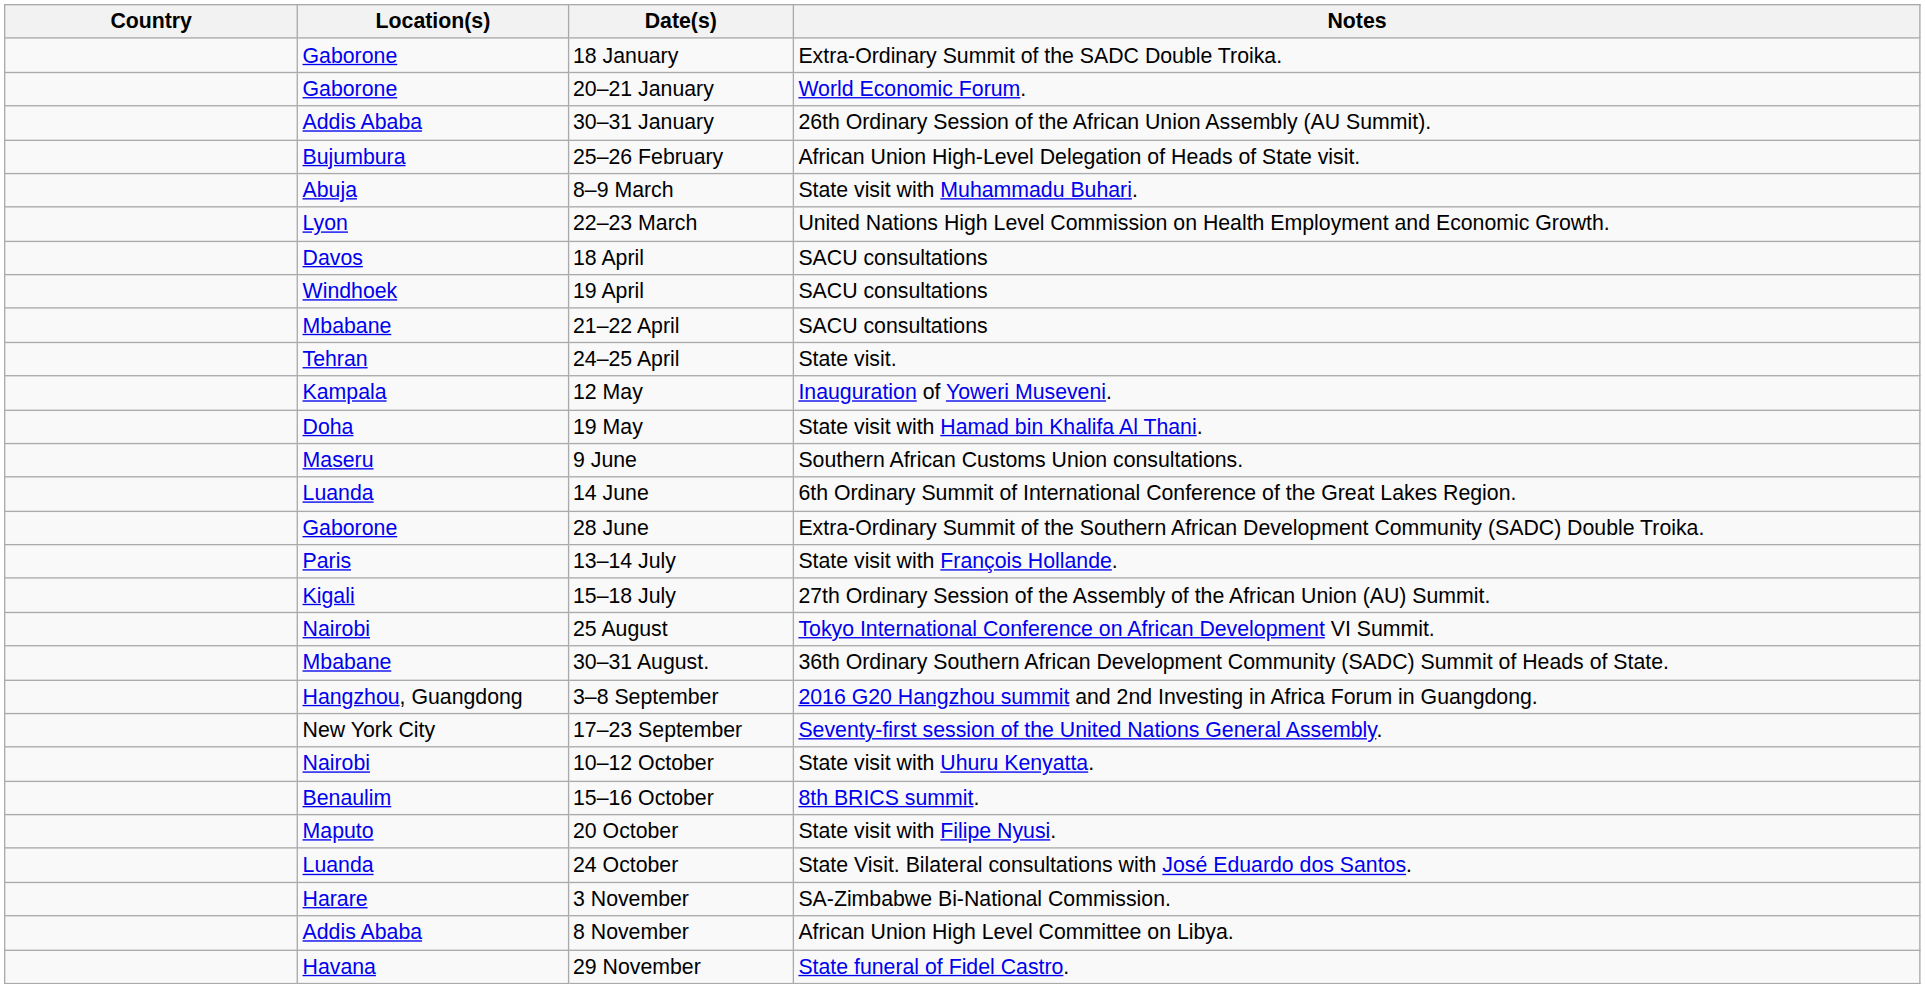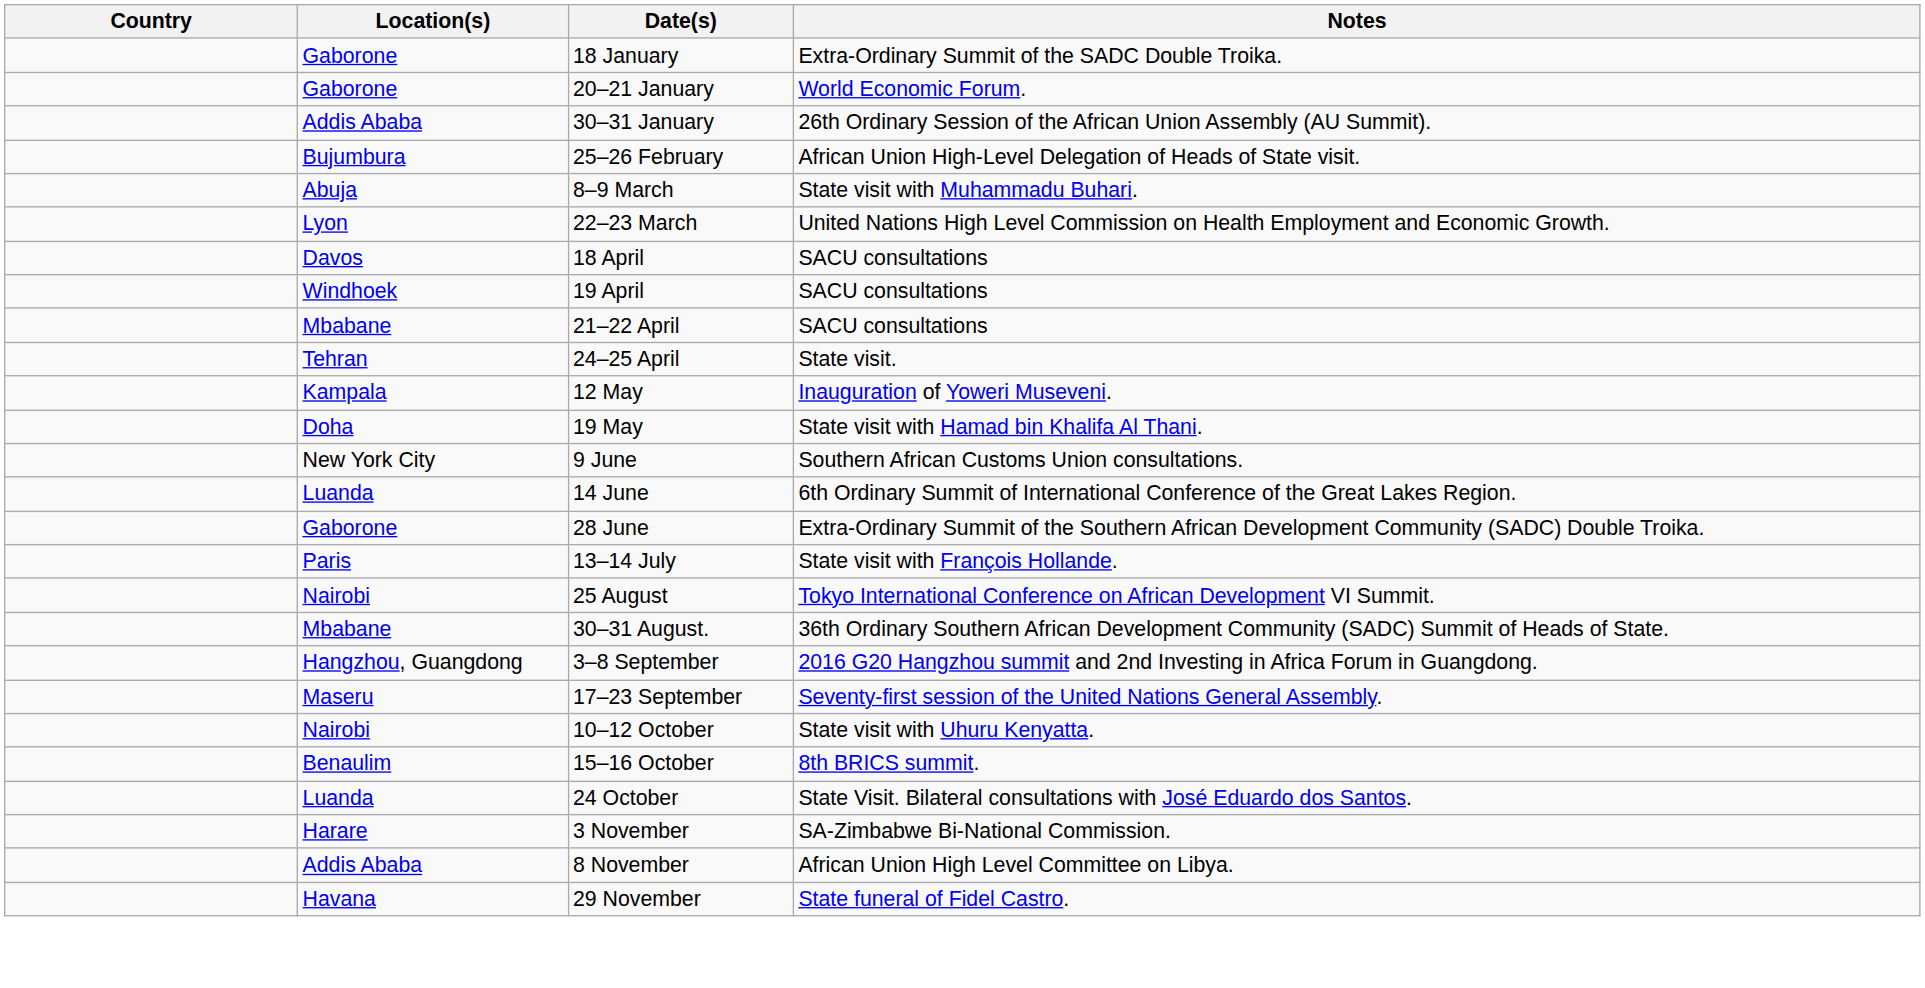(338, 460) Maseru -> (369, 460) New York City
- row: (624, 595)
(369, 730) New York City -> (338, 696) Maseru
- row: (626, 831)
